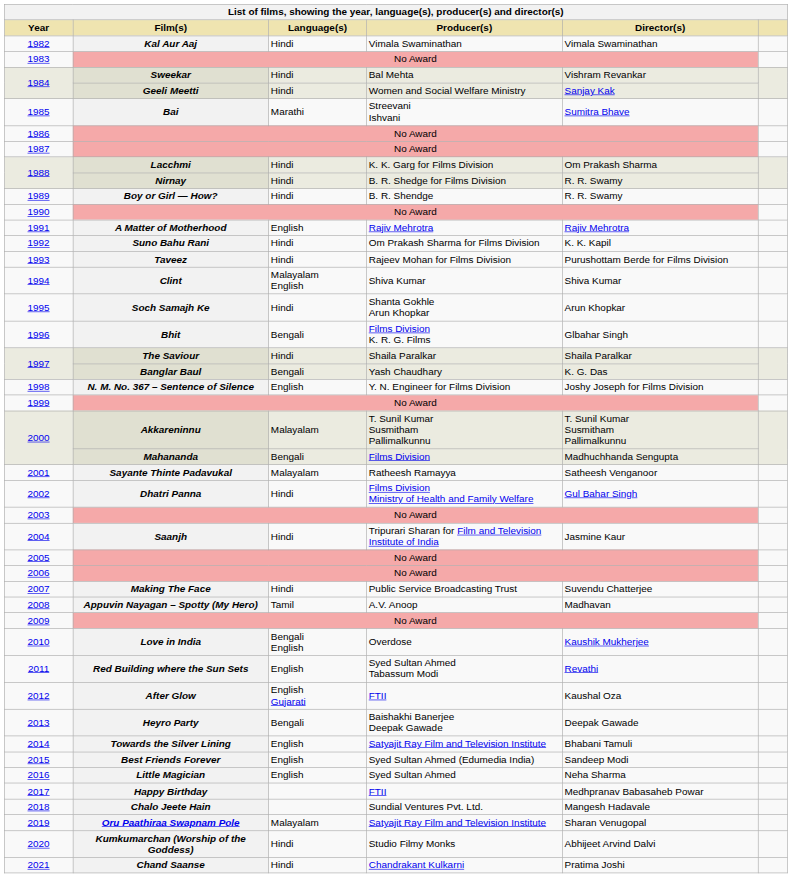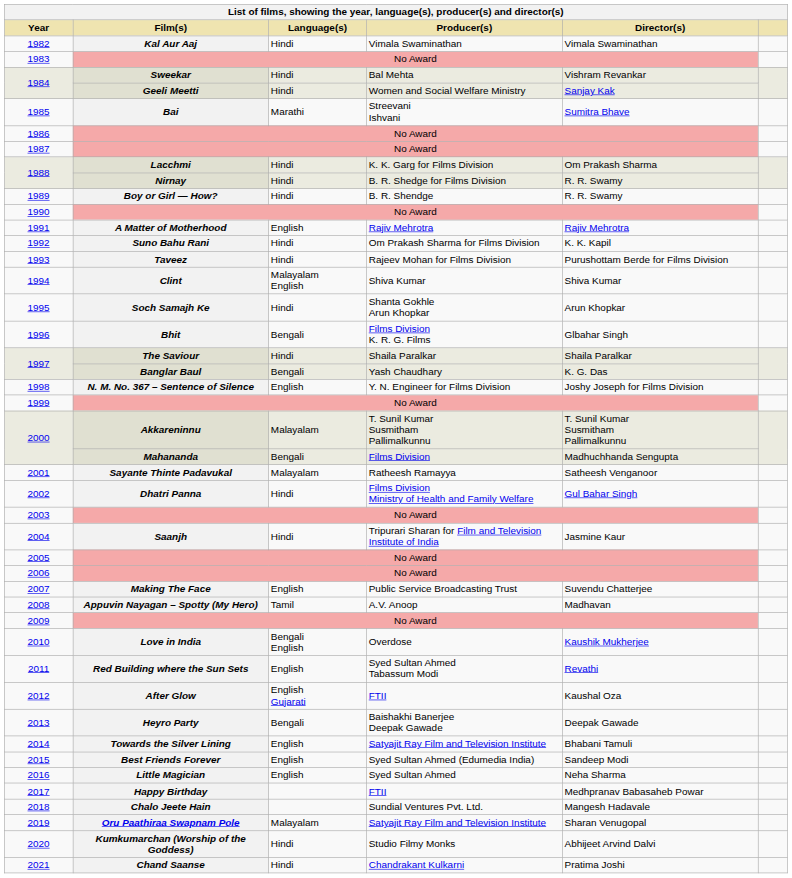(282, 589) Hindi -> (287, 589) English
